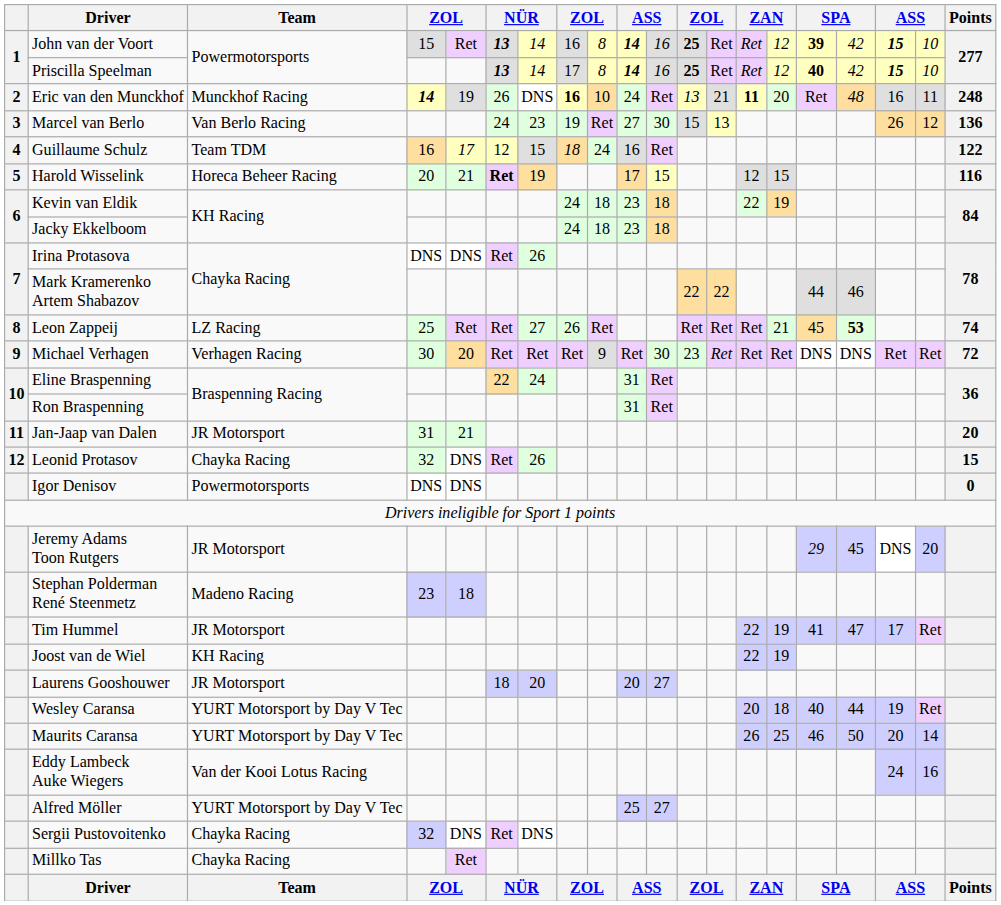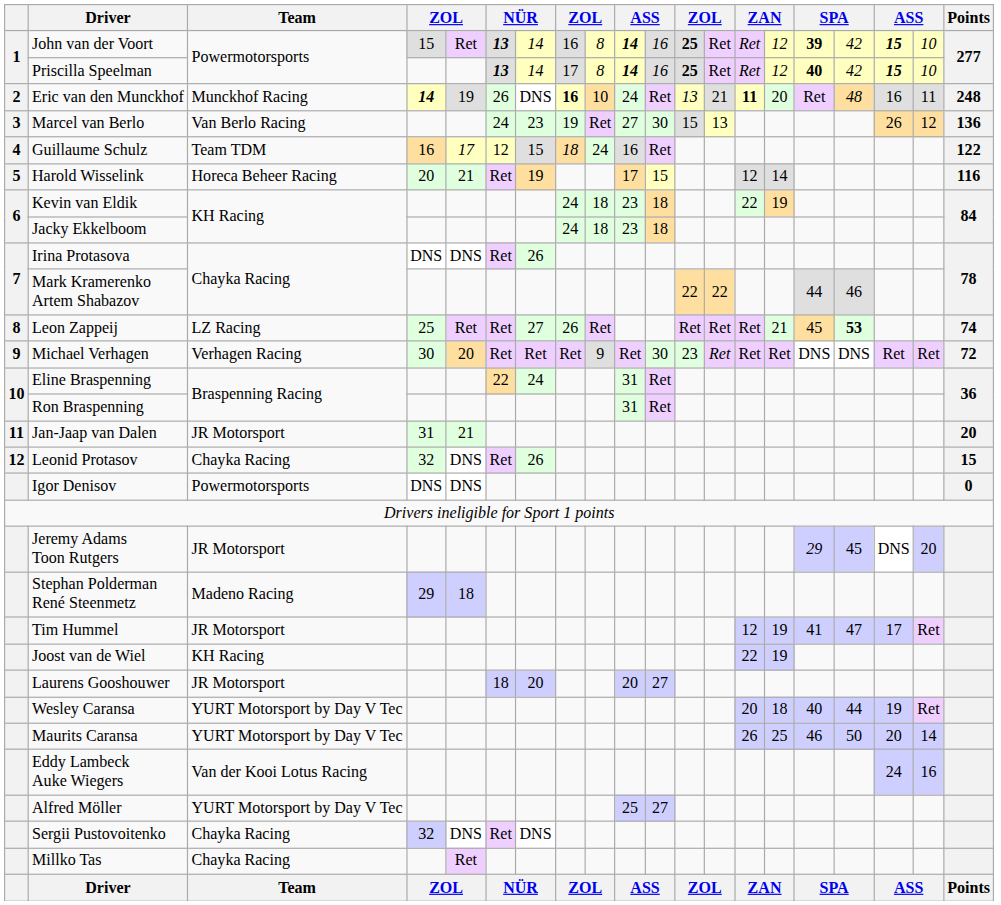(502, 176) bold -> (501, 176) normal
(781, 176) 15 -> (779, 176) 14
(426, 594) 23 -> (426, 594) 29
(751, 629) 22 -> (750, 629) 12
